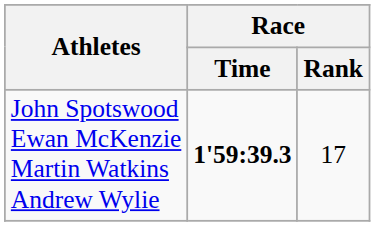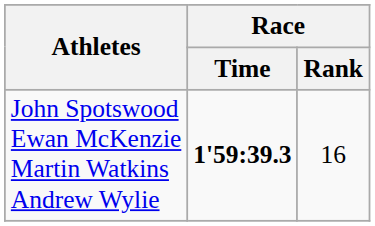(333, 155) 17 -> (333, 155) 16
